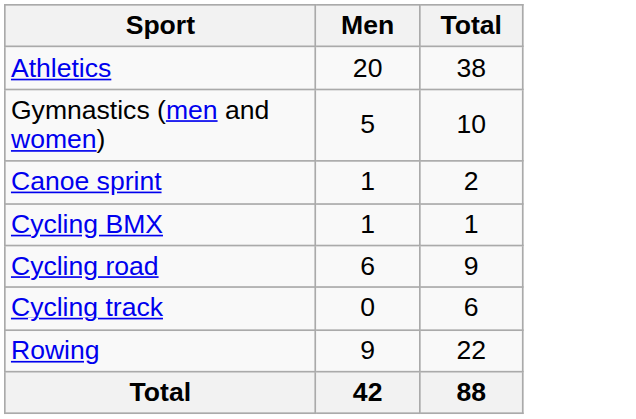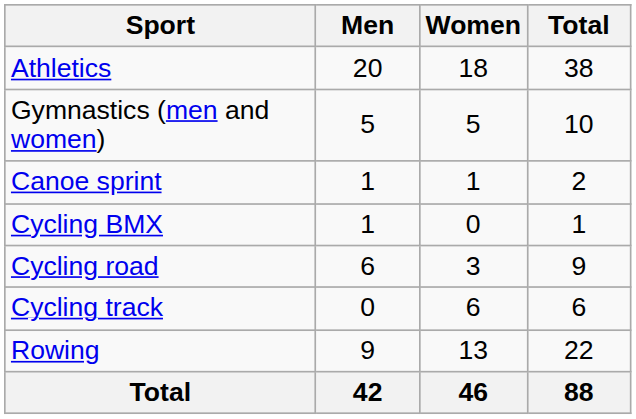+ column: (473, 25)
